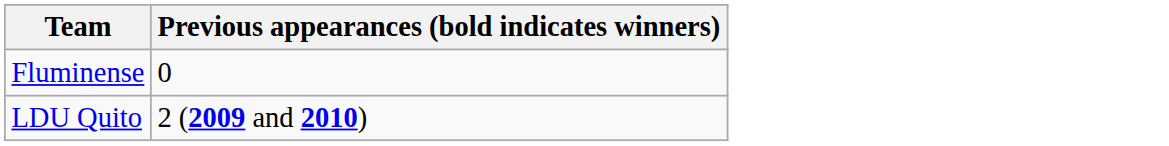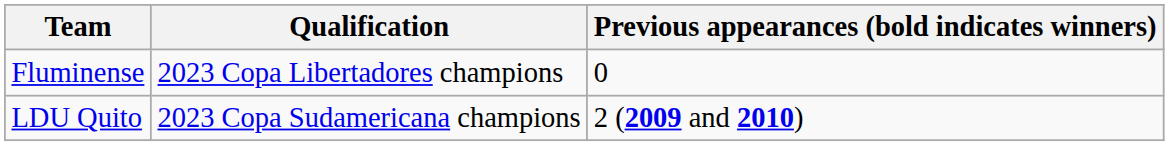+ column: (369, 27)
